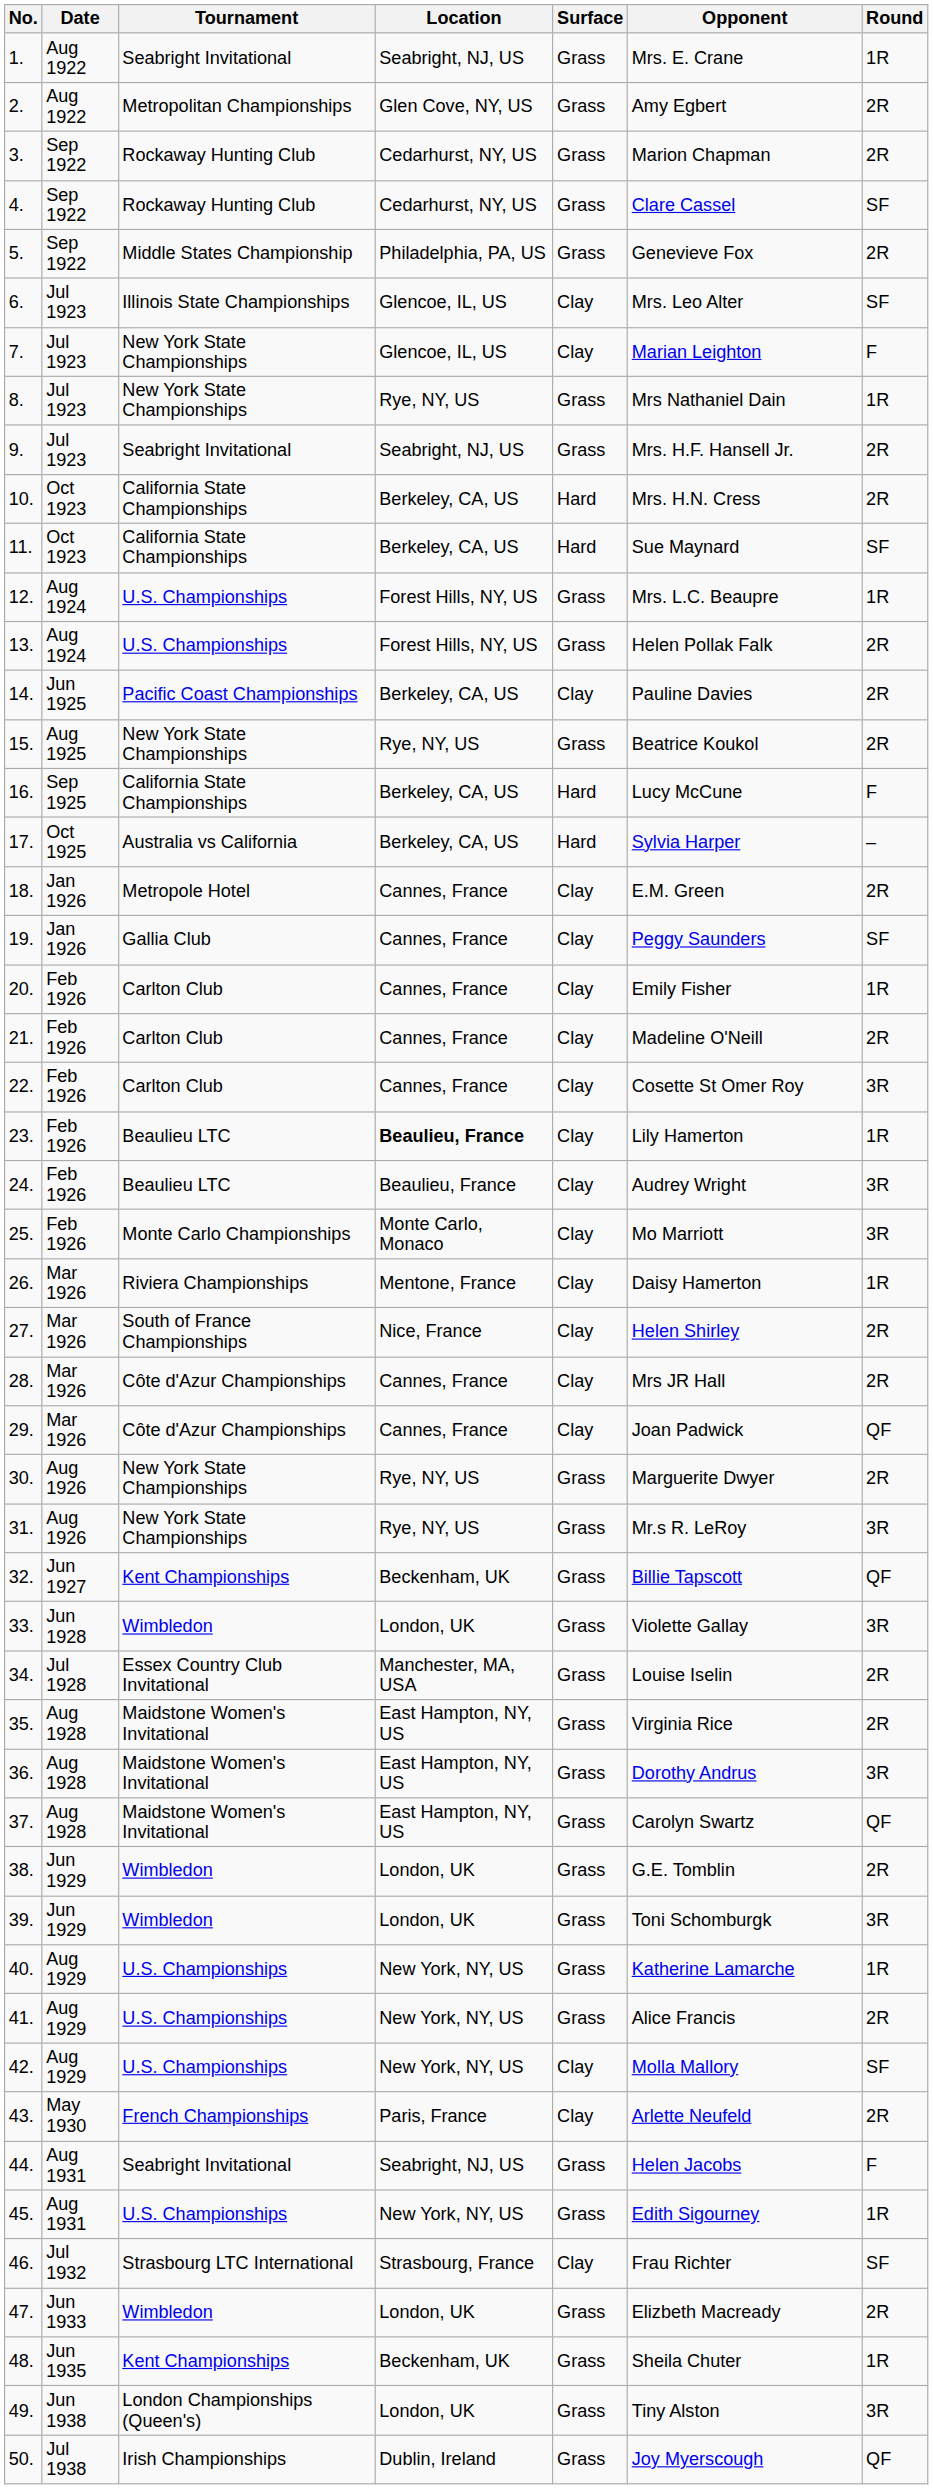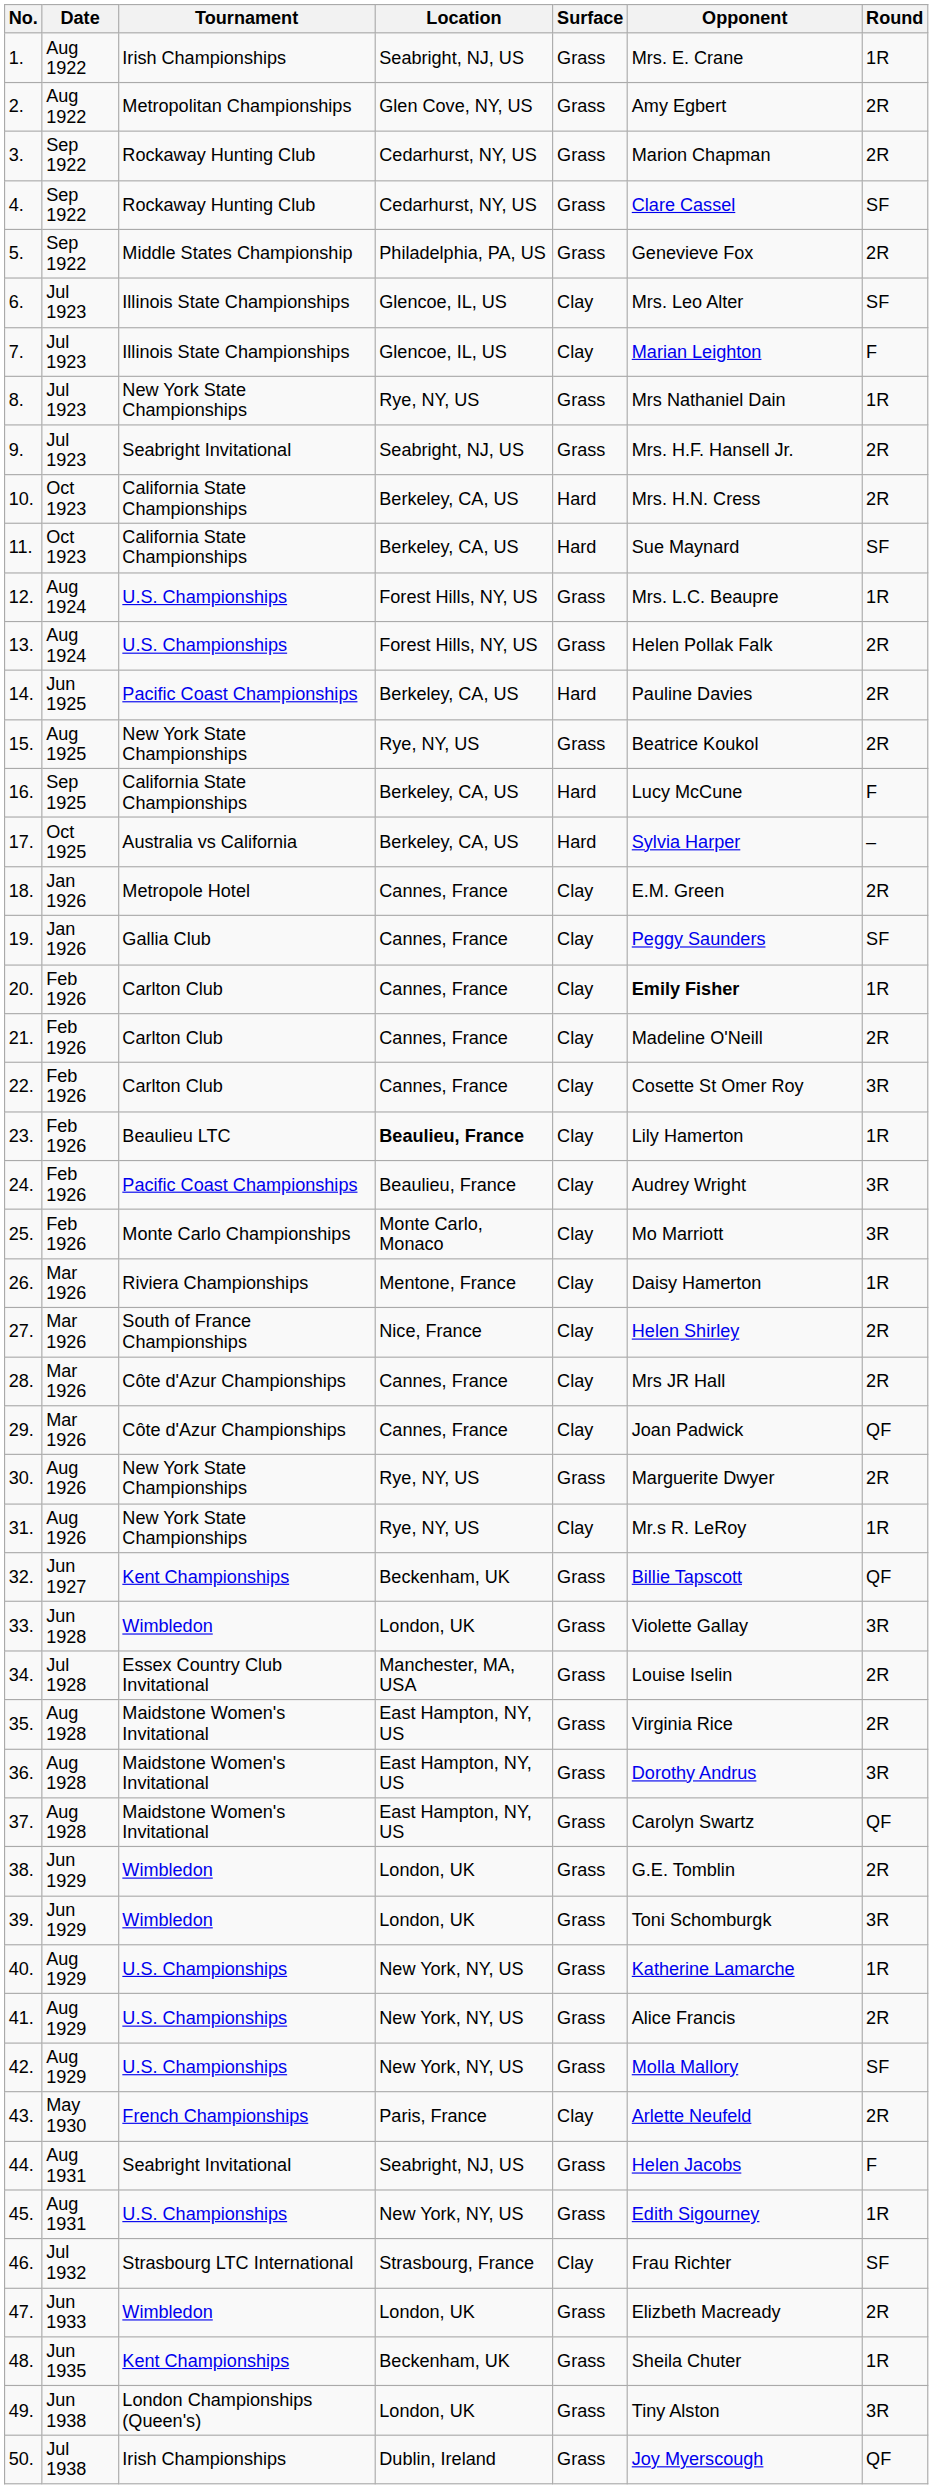(207, 57) Seabright Invitational -> (204, 57) Irish Championships
(185, 351) New York State Championships -> (236, 351) Illinois State Championships
(575, 694) Clay -> (577, 694) Hard
(681, 988) normal -> (686, 988) bold
(176, 1184) Beaulieu LTC -> (240, 1184) Pacific Coast Championships
(581, 1528) Grass -> (575, 1528) Clay
(878, 1528) 3R -> (878, 1528) 1R
(575, 2067) Clay -> (581, 2067) Grass
